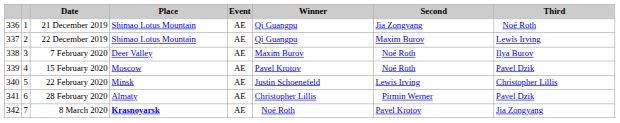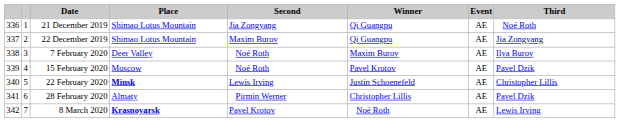columns swapped: (240, 11) <-> (434, 11)
(518, 39) Lewis Irving -> (520, 39) Jia Zongyang
(123, 82) normal -> (123, 82) bold
(520, 110) Jia Zongyang -> (518, 110) Lewis Irving
